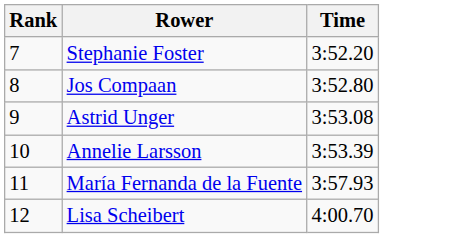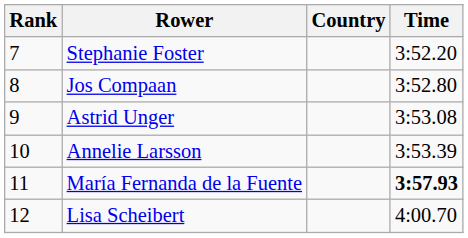+ column: (348, 20)
(343, 183) normal -> (426, 183) bold
